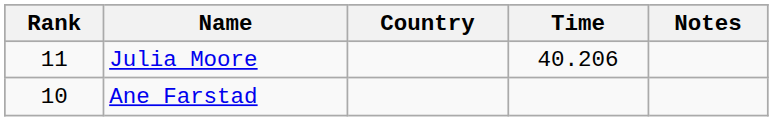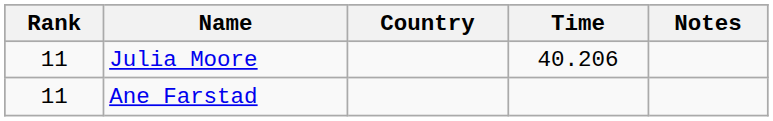(54, 97) 10 -> (54, 97) 11
